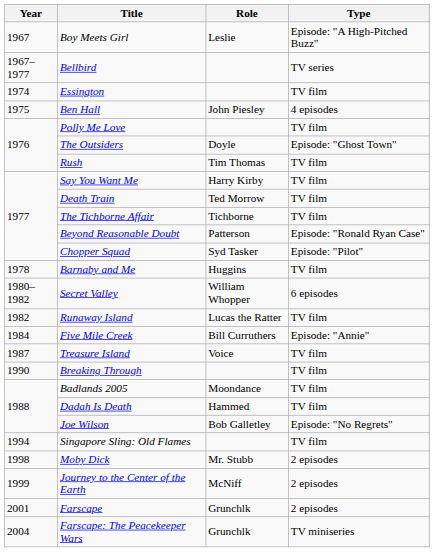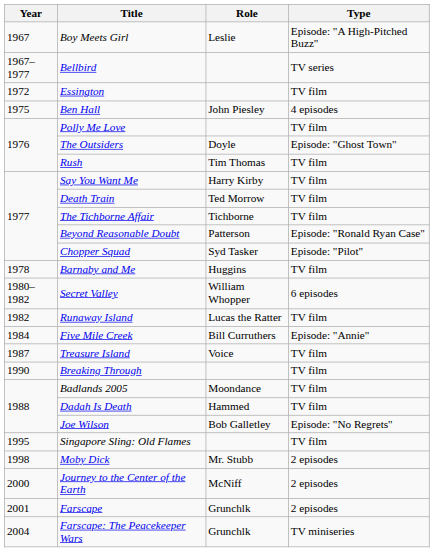(18, 91) 1974 -> (18, 91) 1972
(18, 441) 1994 -> (18, 441) 1995
(18, 483) 1999 -> (18, 483) 2000
